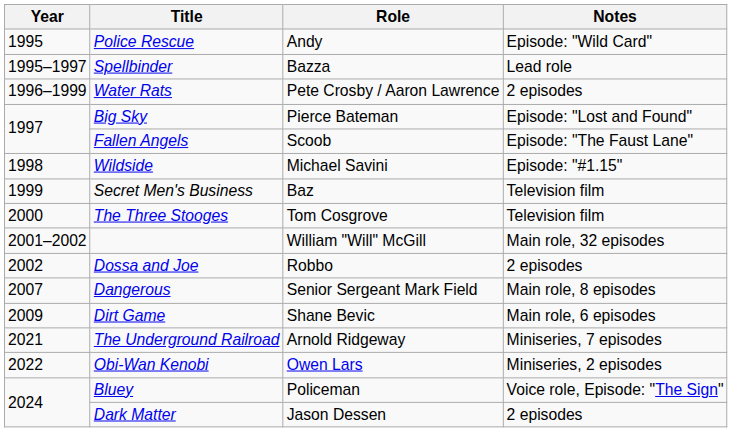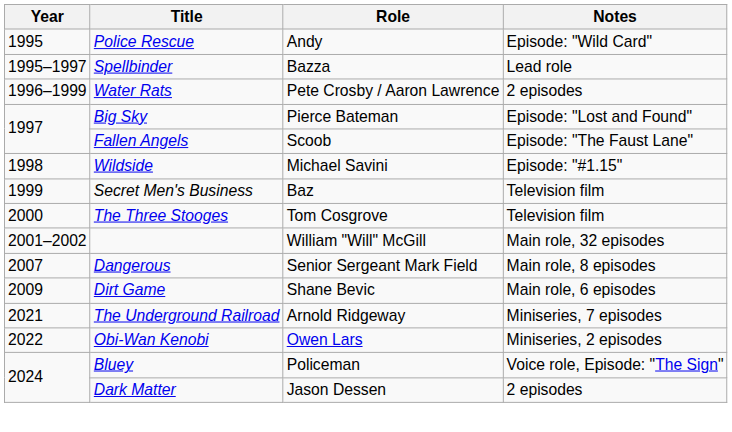- row: (146, 265)
